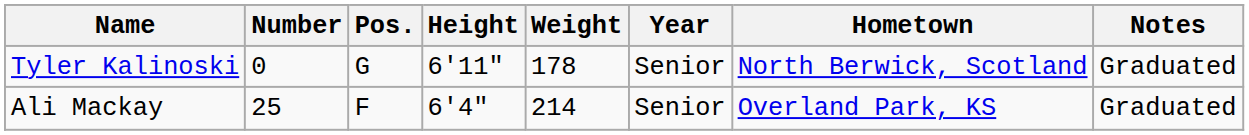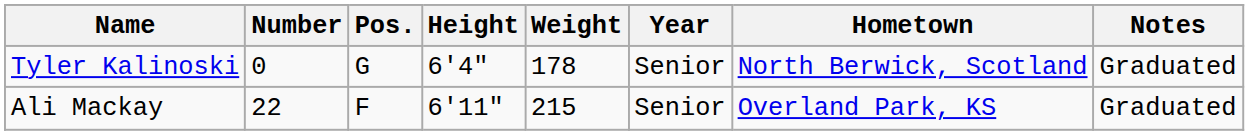(466, 67) 6'11" -> (458, 67) 6'4"
(267, 108) 25 -> (267, 108) 22
(458, 108) 6'4" -> (466, 108) 6'11"
(554, 108) 214 -> (554, 108) 215
